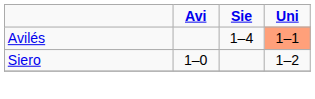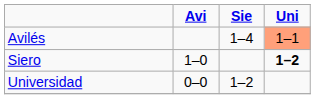(287, 61) normal -> (287, 61) bold
+ row: (45, 83)
